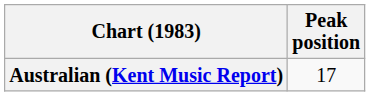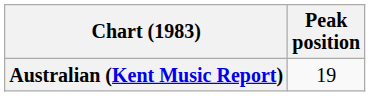(326, 74) 17 -> (326, 74) 19
